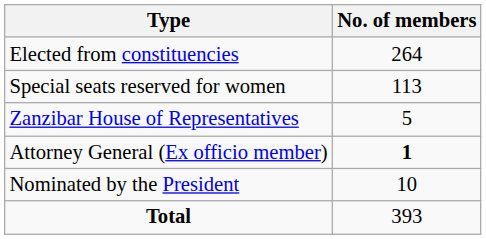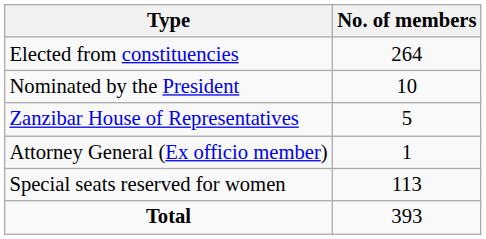rows swapped: (148, 86) <-> (124, 184)
(407, 151) bold -> (407, 151) normal
